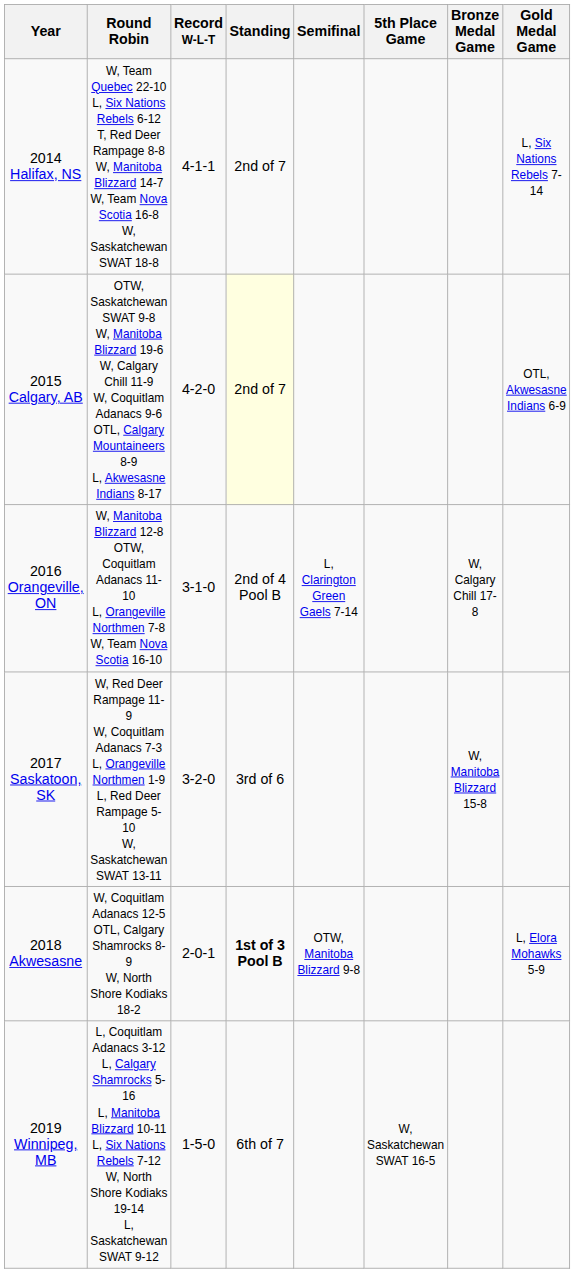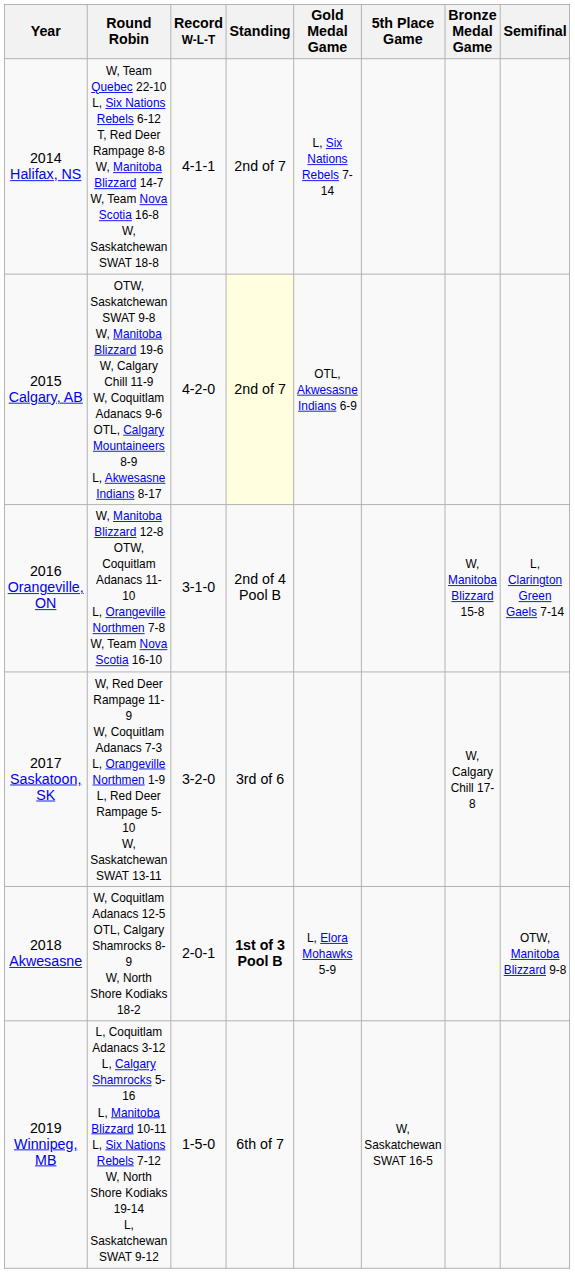columns swapped: (329, 31) <-> (536, 31)
(475, 589) W, Calgary Chill 17-8 -> (472, 589) W, Manitoba Blizzard 15-8
(475, 779) W, Manitoba Blizzard 15-8 -> (472, 779) W, Calgary Chill 17-8
